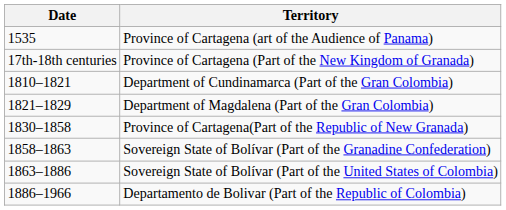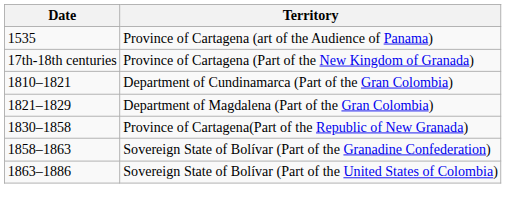- row: (295, 194)
